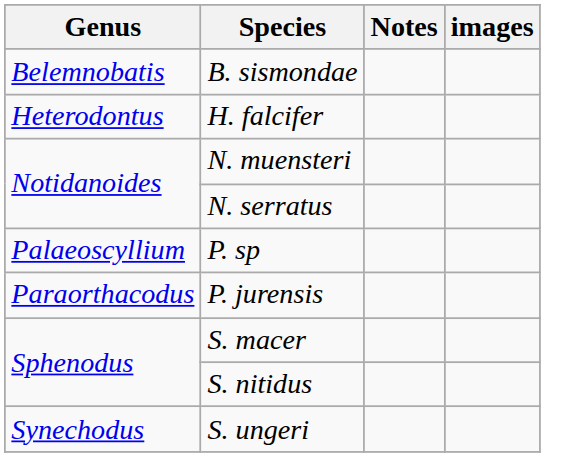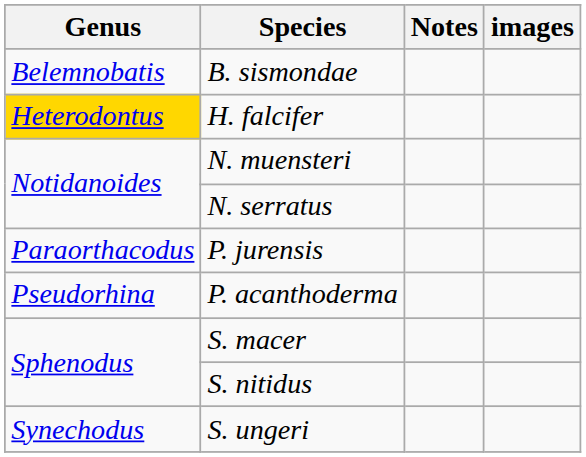(88, 116) no background -> (88, 116) gold background
- row: (234, 250)
+ row: (303, 294)
